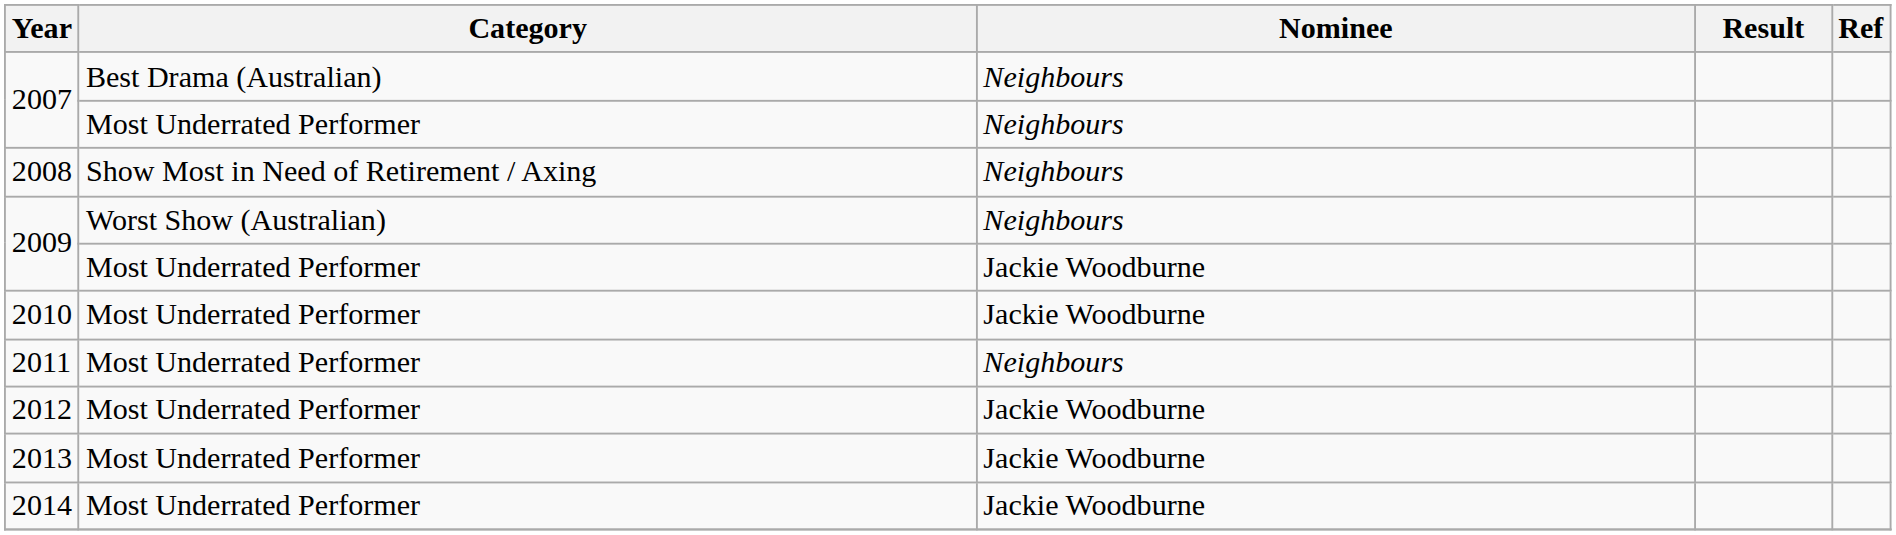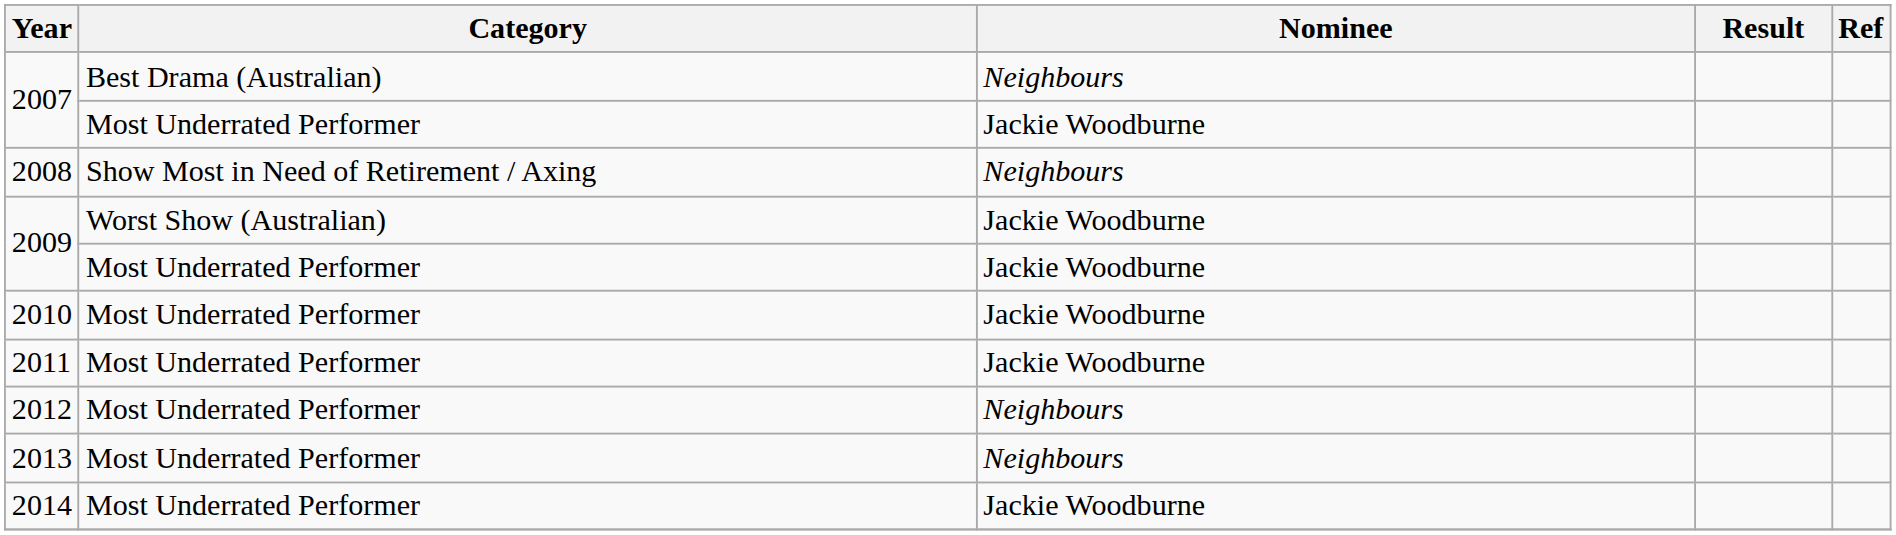(1054, 123) Neighbours -> (1094, 123) Jackie Woodburne
(1054, 219) Neighbours -> (1094, 219) Jackie Woodburne
(1054, 362) Neighbours -> (1094, 362) Jackie Woodburne
(1094, 409) Jackie Woodburne -> (1054, 409) Neighbours
(1094, 457) Jackie Woodburne -> (1054, 457) Neighbours
